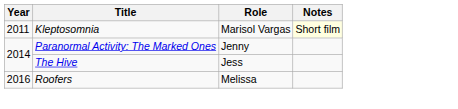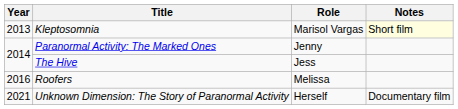(18, 29) 2011 -> (19, 29) 2013
+ row: (162, 96)
